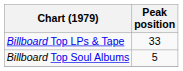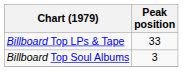(155, 58) 5 -> (155, 58) 3
